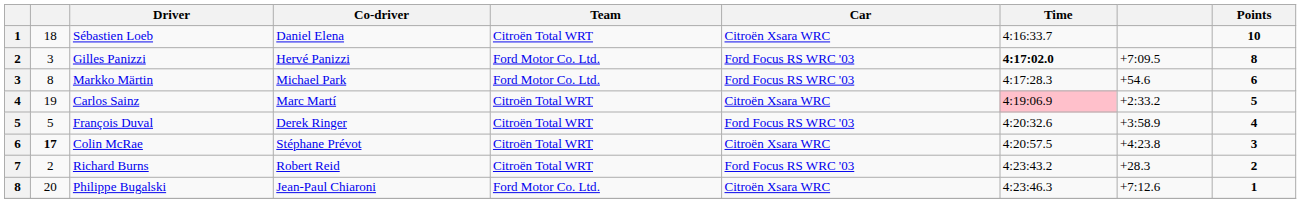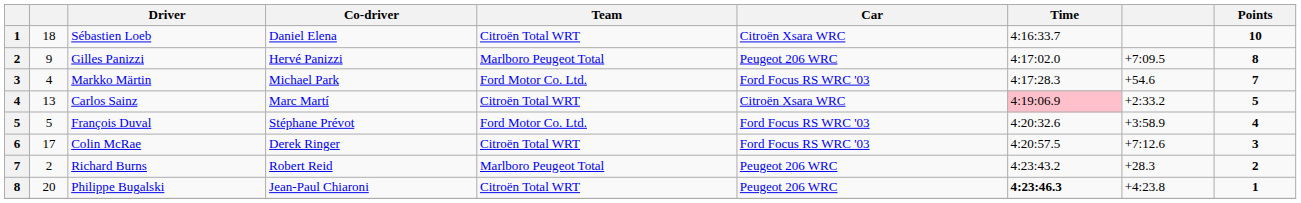(50, 57) 3 -> (49, 57) 9
(546, 57) Ford Motor Co. Ltd. -> (542, 57) Marlboro Peugeot Total
(789, 57) Ford Focus RS WRC '03 -> (789, 57) Peugeot 206 WRC
(1028, 57) bold -> (1035, 57) normal
(50, 79) 8 -> (49, 79) 4
(1254, 79) 6 -> (1255, 79) 7
(50, 101) 19 -> (49, 101) 13
(312, 122) Derek Ringer -> (312, 122) Stéphane Prévot
(543, 122) Citroën Total WRT -> (533, 122) Ford Motor Co. Ltd.
(50, 144) bold -> (49, 144) normal
(319, 144) Stéphane Prévot -> (304, 144) Derek Ringer
(777, 144) Citroën Xsara WRC -> (805, 144) Ford Focus RS WRC '03
(1140, 144) +4:23.8 -> (1145, 144) +7:12.6
(543, 165) Citroën Total WRT -> (542, 165) Marlboro Peugeot Total
(789, 165) Ford Focus RS WRC '03 -> (789, 165) Peugeot 206 WRC
(546, 187) Ford Motor Co. Ltd. -> (530, 187) Citroën Total WRT
(777, 187) Citroën Xsara WRC -> (789, 187) Peugeot 206 WRC
(1028, 187) normal -> (1036, 187) bold
(1140, 187) +7:12.6 -> (1145, 187) +4:23.8
